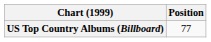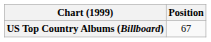(186, 28) 77 -> (186, 28) 67
